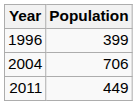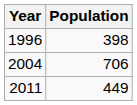(116, 40) 399 -> (116, 40) 398
